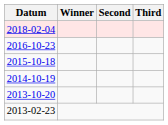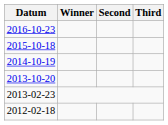- row: (31, 29)
+ row: (31, 111)
